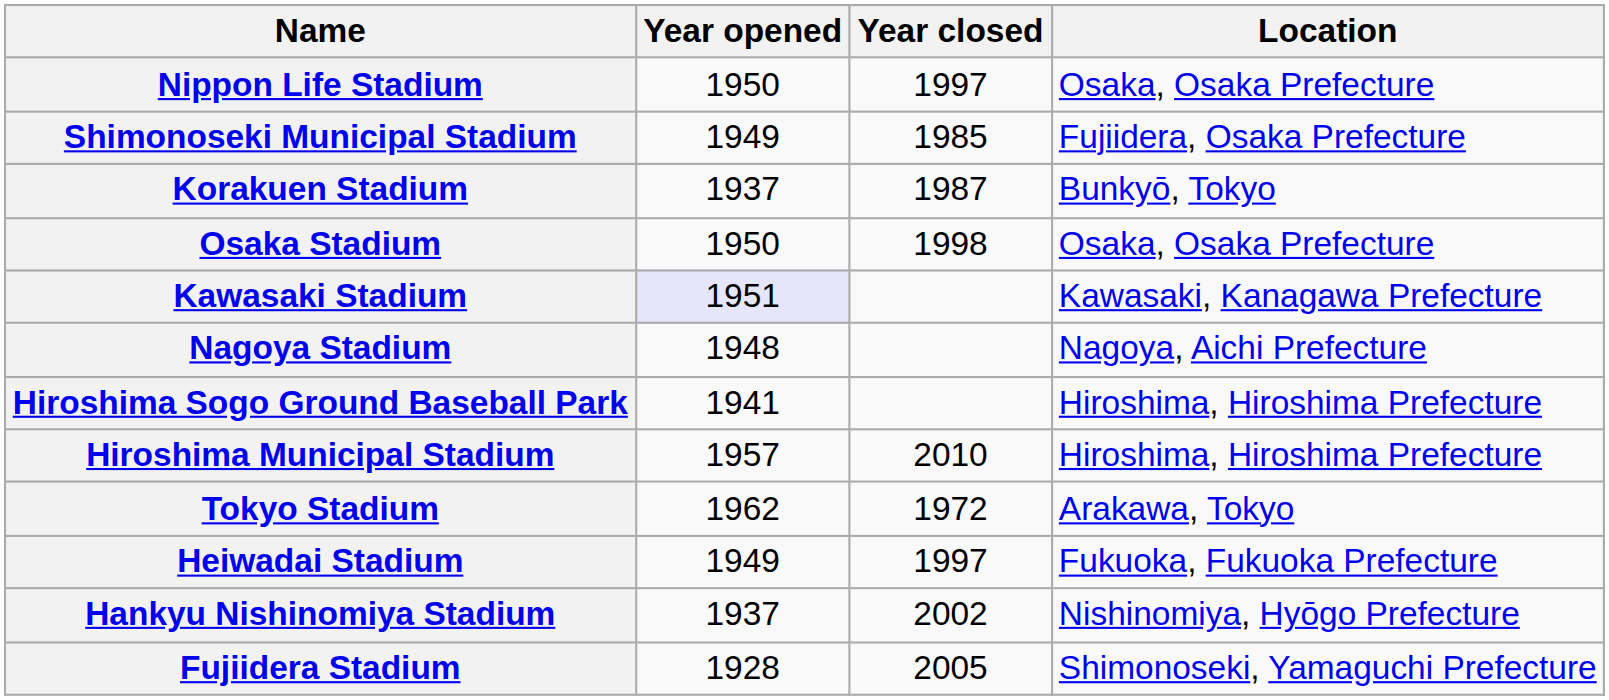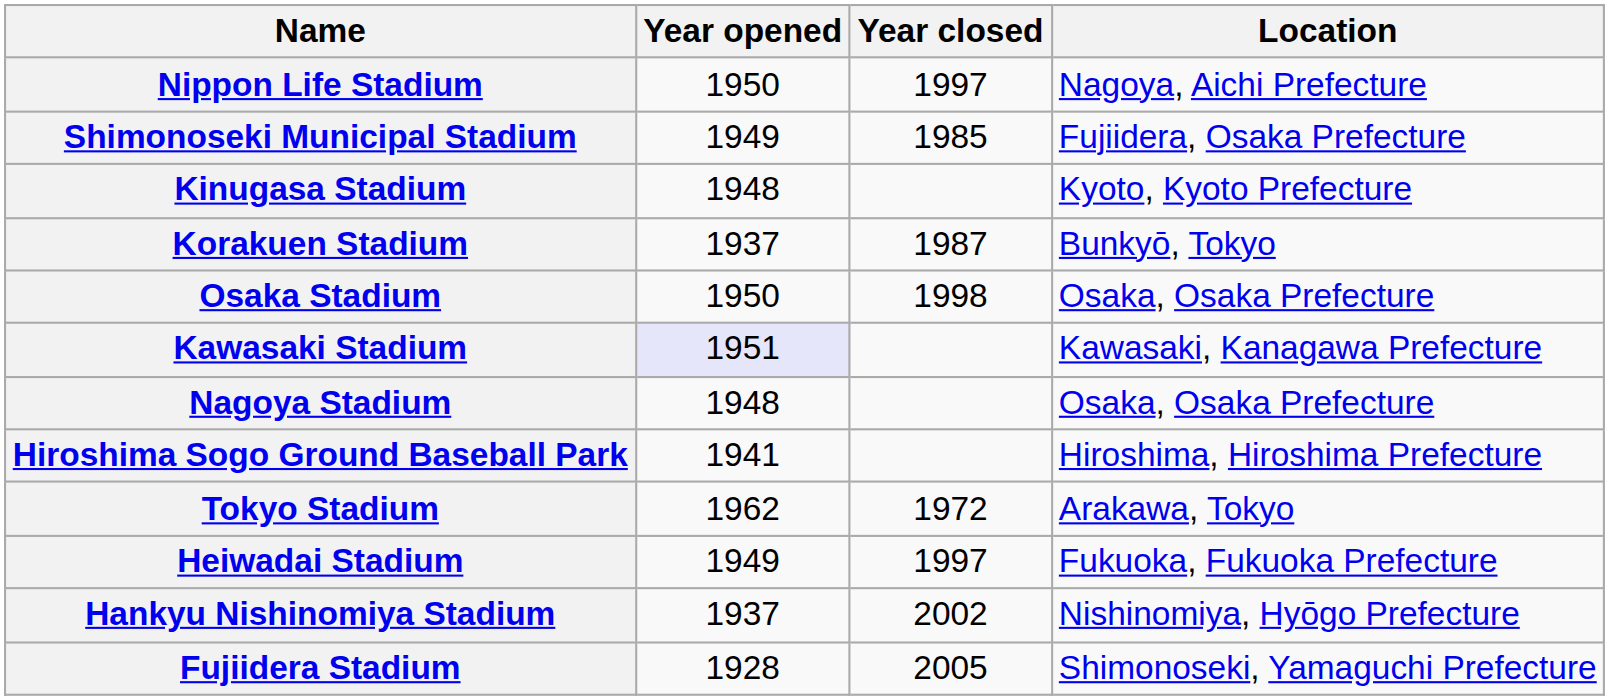(1247, 84) Osaka, Osaka Prefecture -> (1243, 84) Nagoya, Aichi Prefecture
+ row: (320, 190)
(1243, 349) Nagoya, Aichi Prefecture -> (1247, 402) Osaka, Osaka Prefecture
- row: (320, 455)
